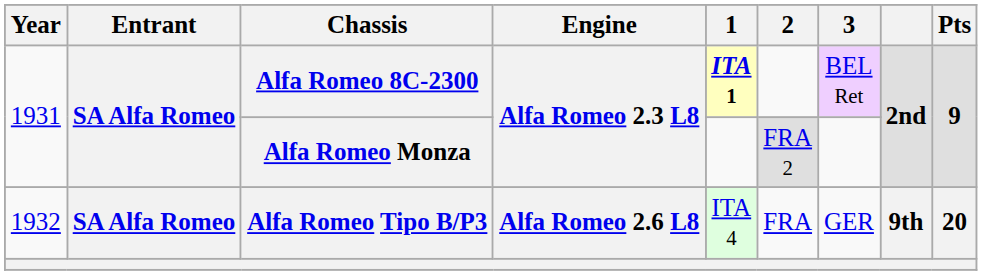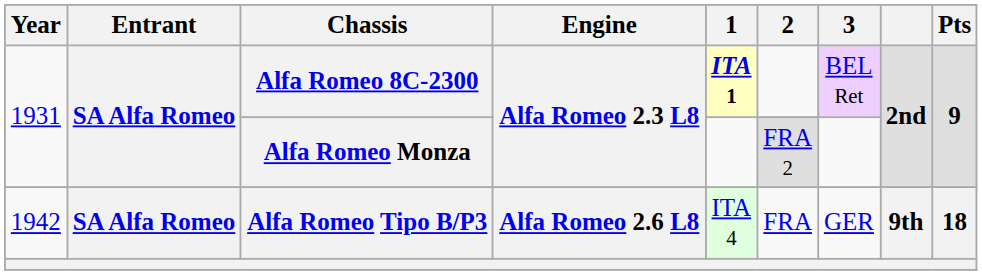(36, 222) 1932 -> (36, 222) 1942
(955, 222) 20 -> (955, 222) 18
